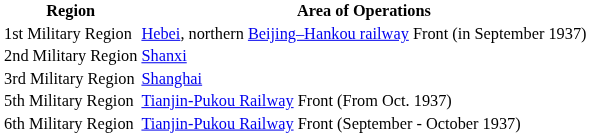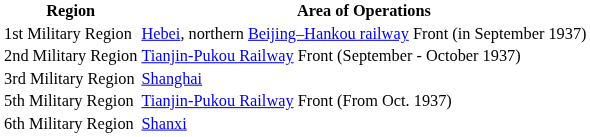(164, 56) Shanxi -> (331, 56) Tianjin-Pukou Railway Front (September - October 1937)
(331, 123) Tianjin-Pukou Railway Front (September - October 1937) -> (164, 123) Shanxi
